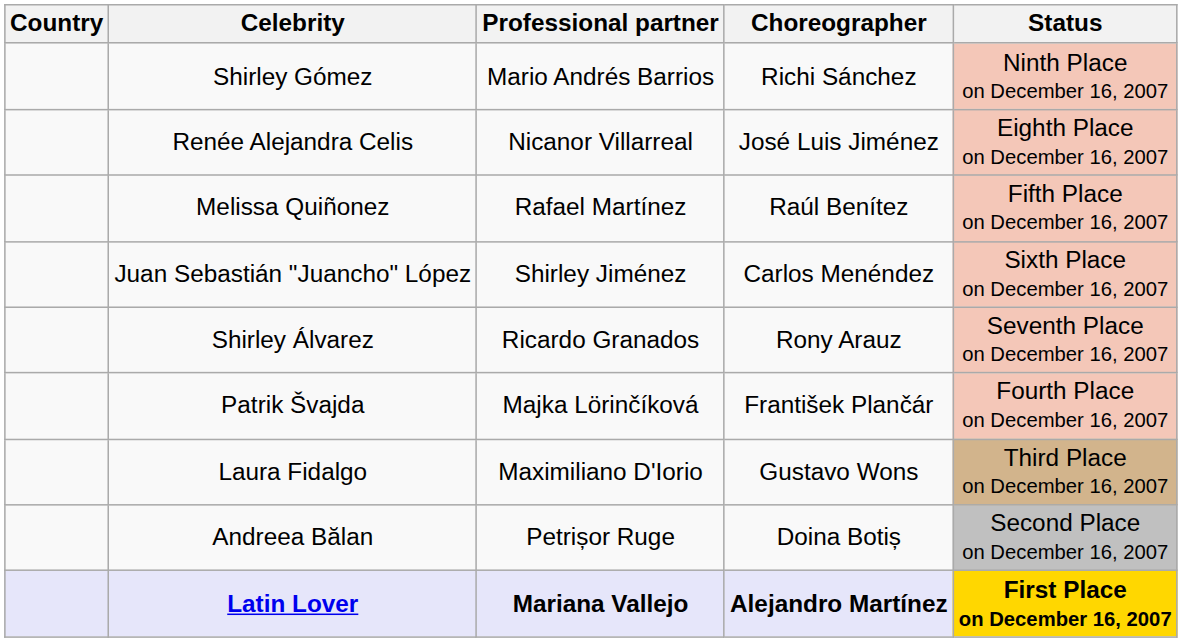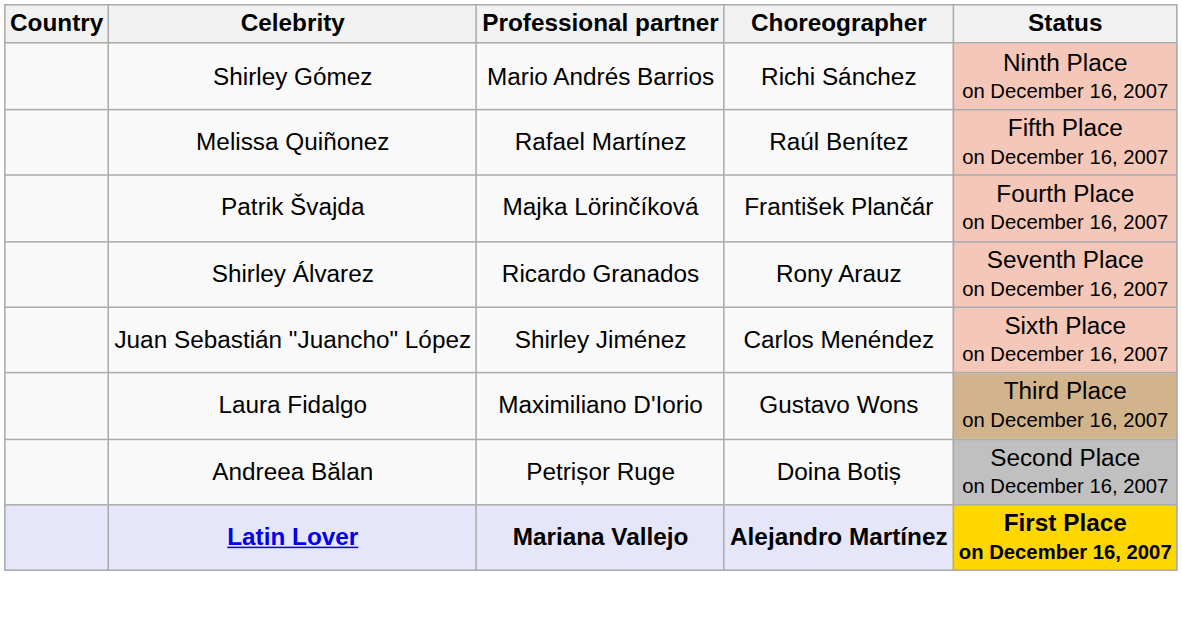- row: (293, 141)
rows swapped: (293, 273) <-> (293, 405)
